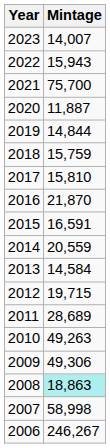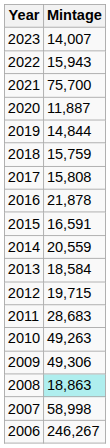(69, 177) 15,810 -> (69, 177) 15,808
(69, 200) 21,870 -> (69, 200) 21,878
(69, 270) 14,584 -> (69, 270) 18,584
(69, 316) 28,689 -> (69, 316) 28,683
